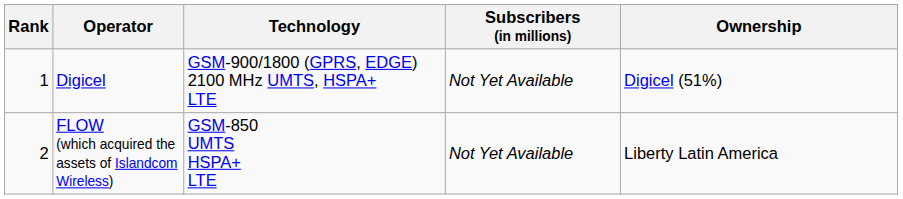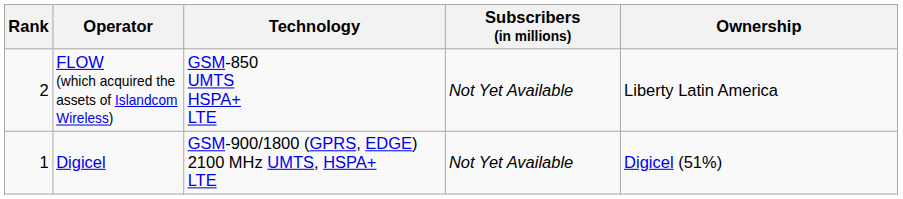rows swapped: (81, 80) <-> (117, 153)
